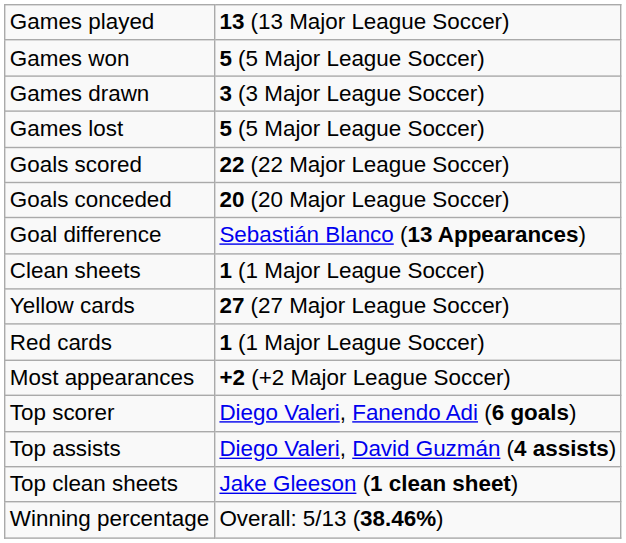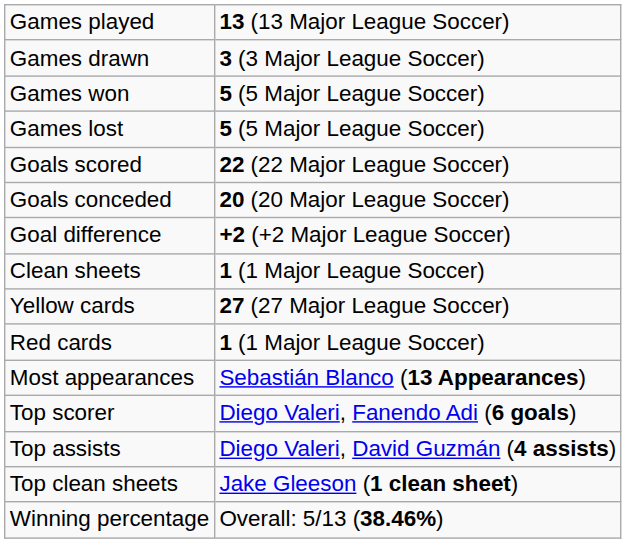rows swapped: (70, 57) <-> (80, 93)
(403, 235) Sebastián Blanco (13 Appearances) -> (365, 235) +2 (+2 Major League Soccer)
(365, 377) +2 (+2 Major League Soccer) -> (403, 377) Sebastián Blanco (13 Appearances)
